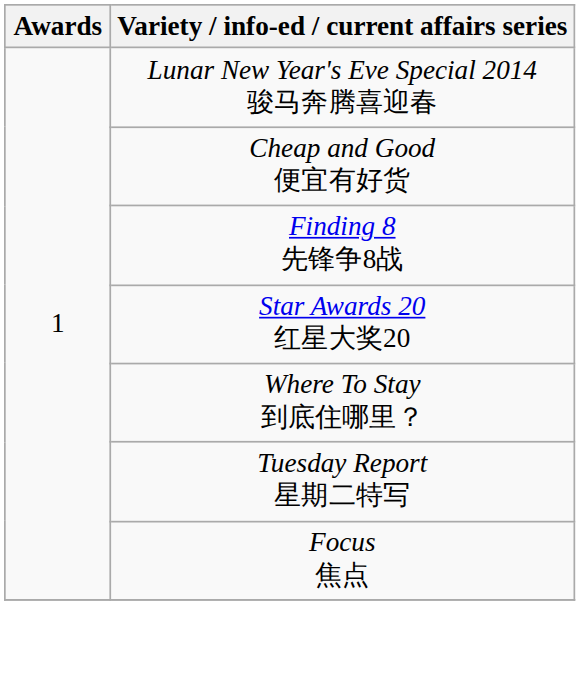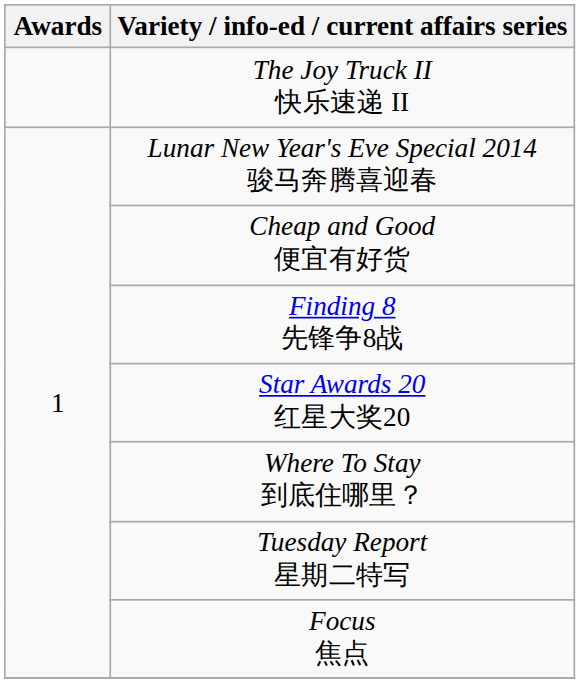+ row: (342, 85)
